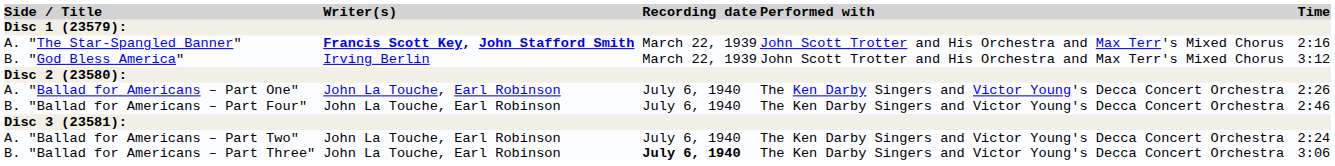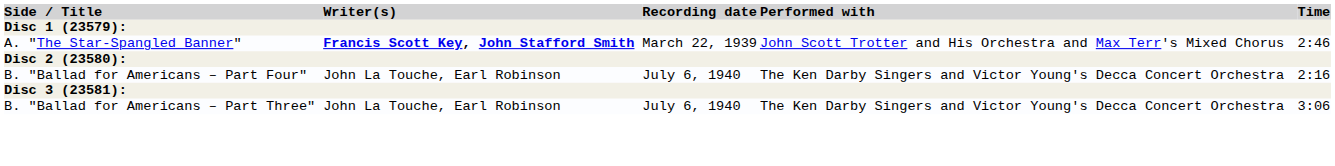(1314, 43) 2:16 -> (1314, 43) 2:46
- row: (94, 59)
- row: (151, 91)
(1314, 106) 2:46 -> (1314, 75) 2:16
- row: (151, 138)
(692, 154) bold -> (692, 106) normal
